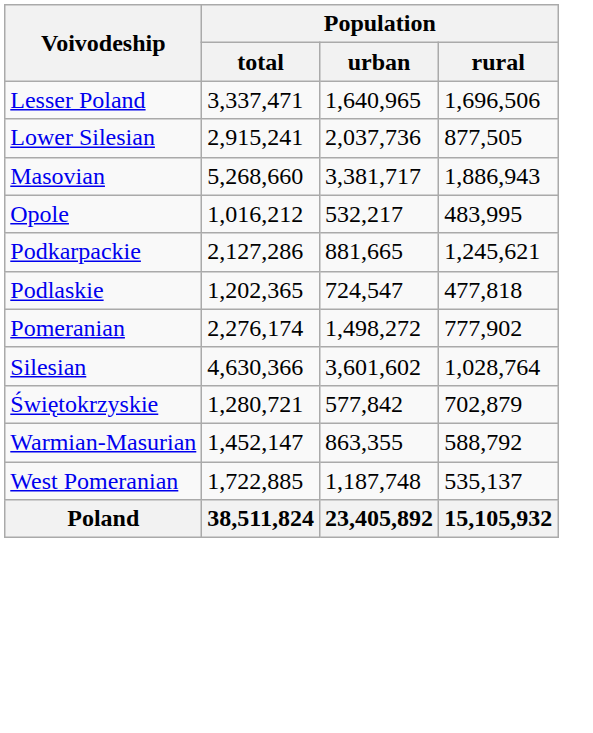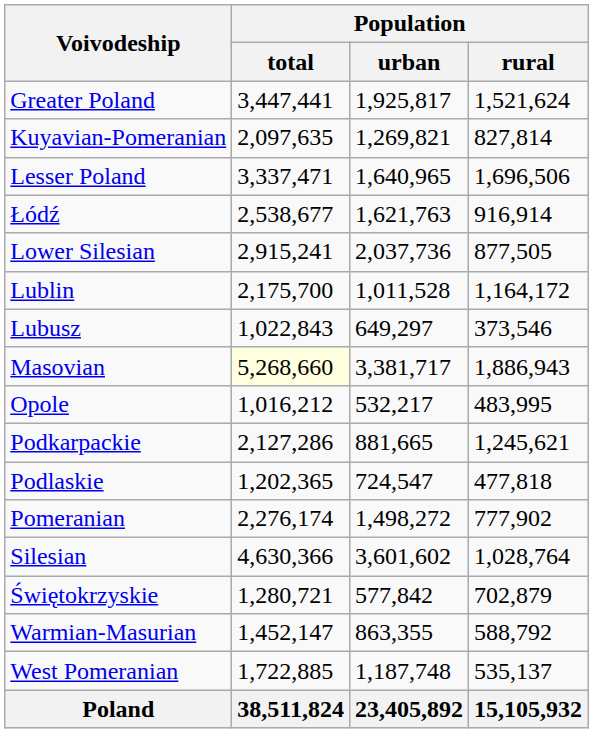+ row: (83, 99)
+ row: (118, 137)
+ row: (35, 213)
+ row: (42, 289)
+ row: (46, 328)
(255, 175) no background -> (285, 366) lightyellow background
